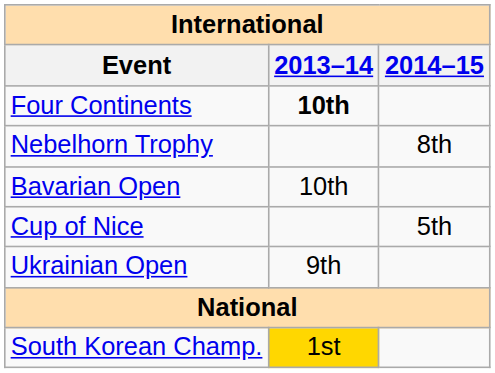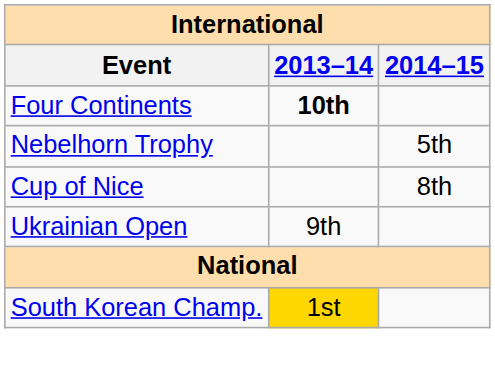(434, 145) 8th -> (434, 145) 5th
- row: (96, 186)
(434, 226) 5th -> (434, 186) 8th
